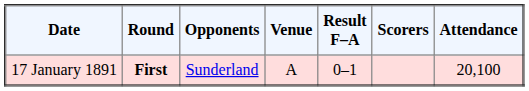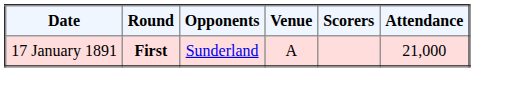- column: (345, 30)
(479, 69) 20,100 -> (424, 50) 21,000
